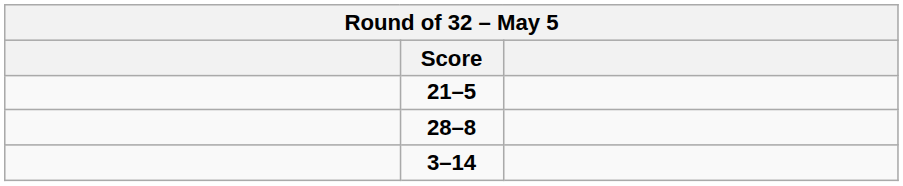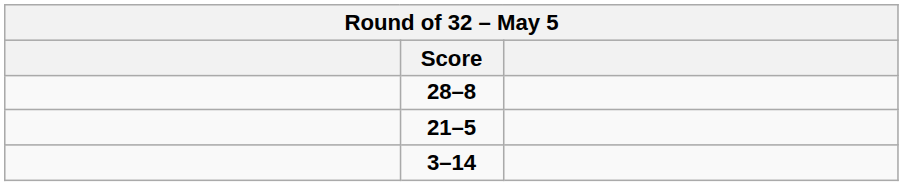rows swapped: (452, 93) <-> (452, 128)
